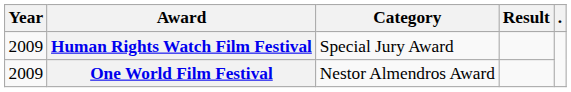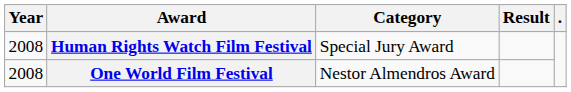(26, 45) 2009 -> (26, 45) 2008
(26, 73) 2009 -> (26, 73) 2008
